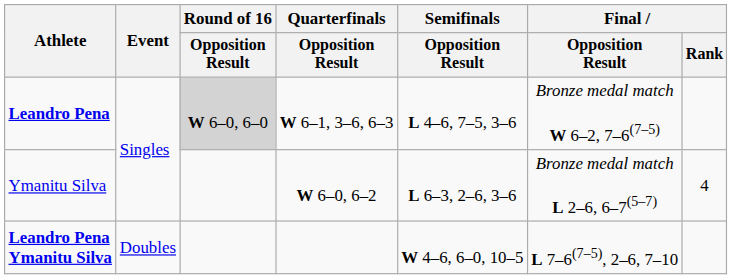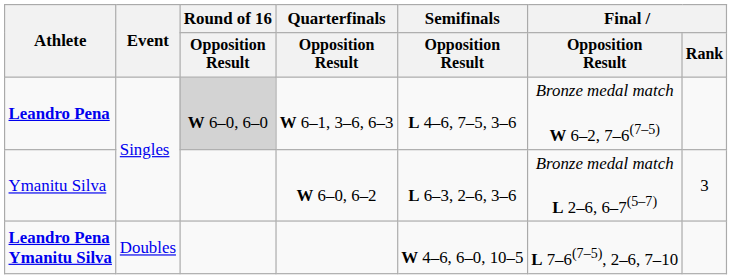(705, 185) 4 -> (705, 185) 3
